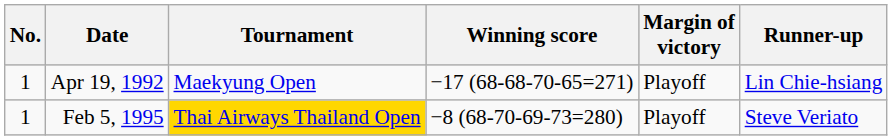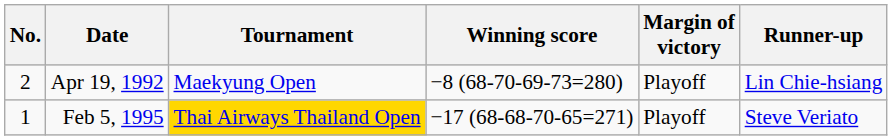(25, 82) 1 -> (25, 82) 2
(532, 82) −17 (68-68-70-65=271) -> (527, 82) −8 (68-70-69-73=280)
(527, 117) −8 (68-70-69-73=280) -> (532, 117) −17 (68-68-70-65=271)
